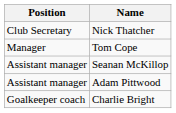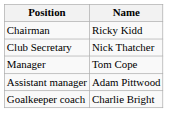+ row: (117, 30)
- row: (130, 64)
